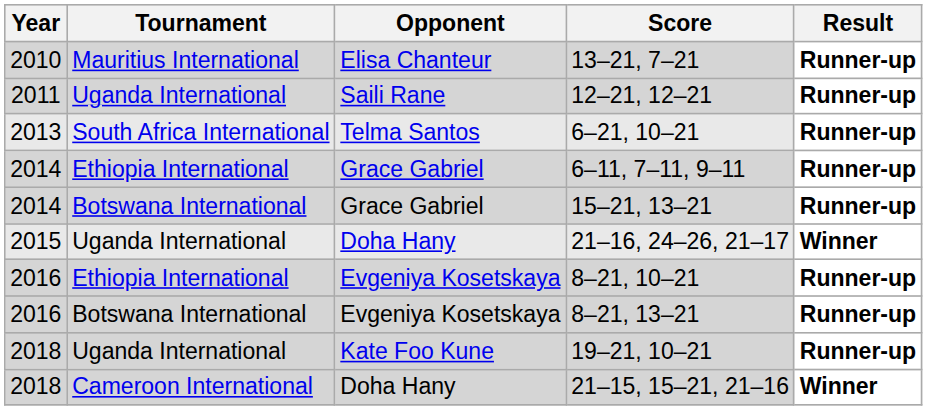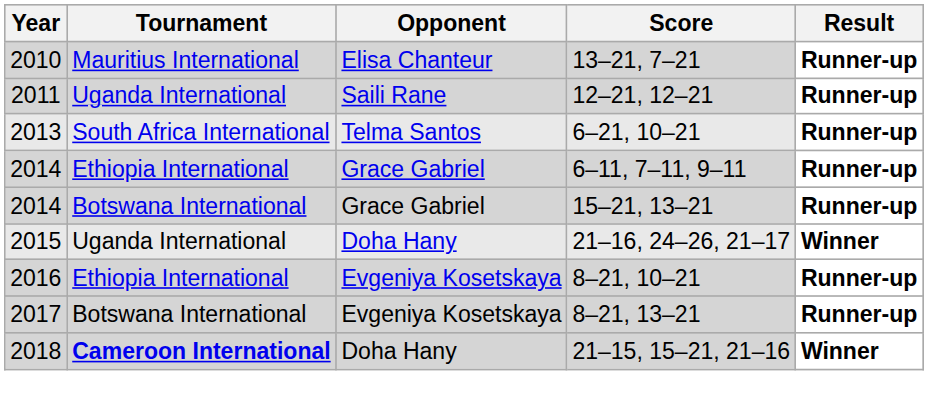(36, 315) 2016 -> (36, 315) 2017
- row: (642, 351)
(193, 387) normal -> (201, 351) bold
